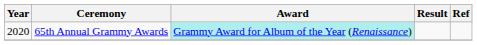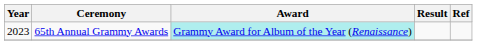(18, 31) 2020 -> (18, 31) 2023
